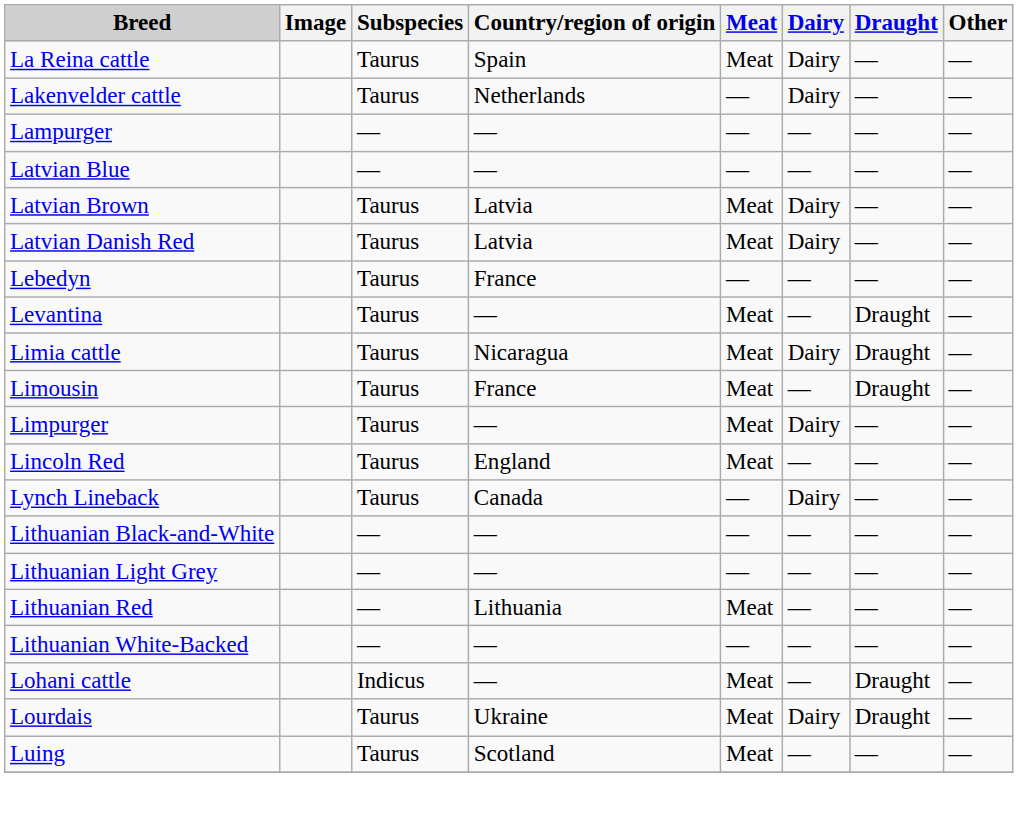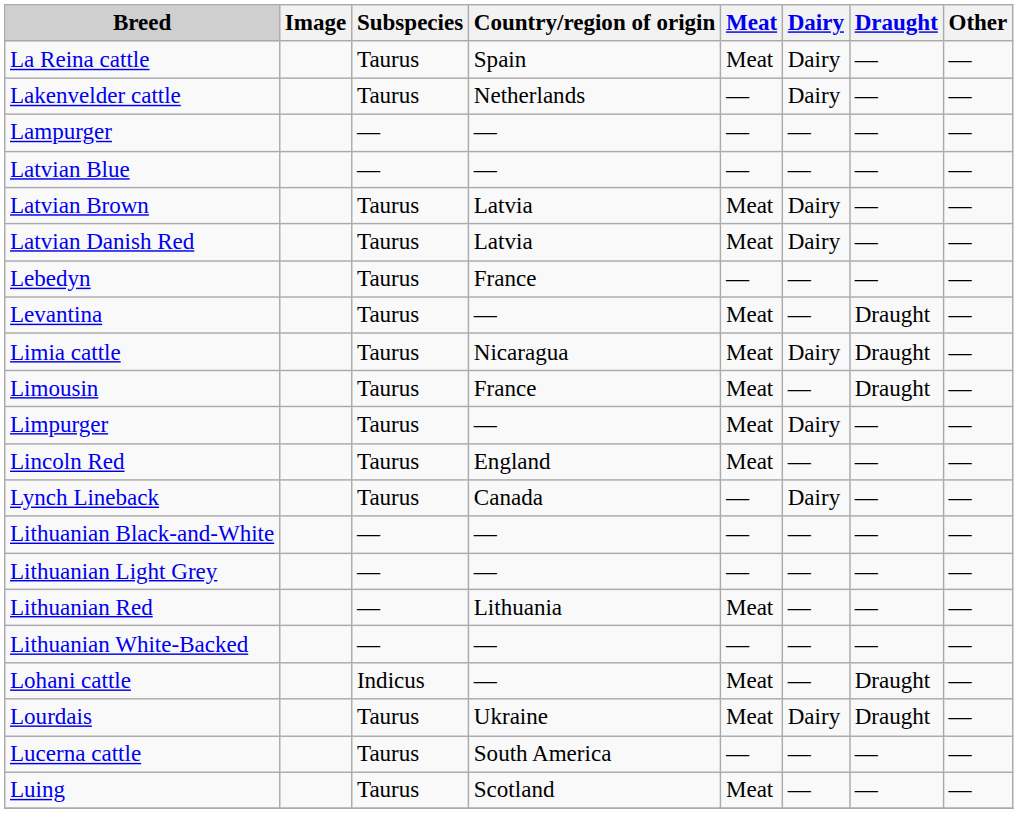+ row: (76, 753)
